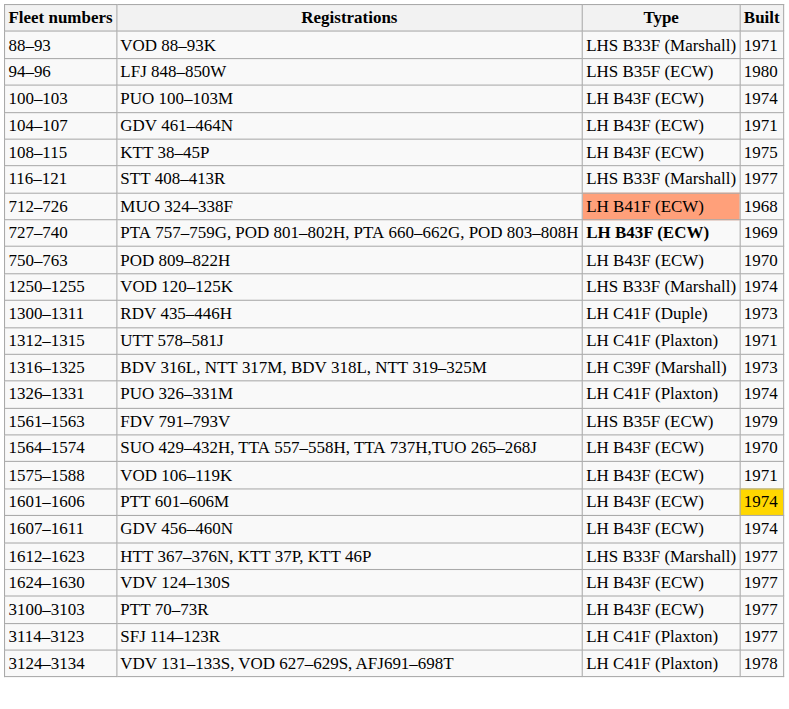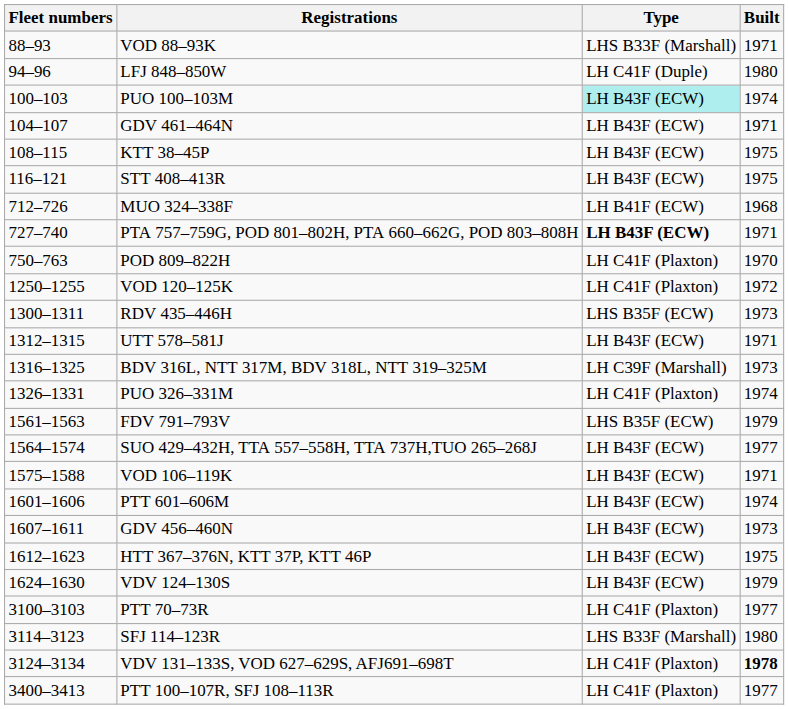(650, 71) LHS B35F (ECW) -> (647, 71) LH C41F (Duple)
(645, 98) no background -> (645, 98) paleturquoise background
(661, 179) LHS B33F (Marshall) -> (645, 179) LH B43F (ECW)
(761, 179) 1977 -> (761, 179) 1975
(645, 206) lightsalmon background -> (645, 206) no background
(761, 233) 1969 -> (761, 233) 1971
(645, 260) LH B43F (ECW) -> (652, 260) LH C41F (Plaxton)
(661, 286) LHS B33F (Marshall) -> (652, 286) LH C41F (Plaxton)
(761, 286) 1974 -> (761, 286) 1972
(647, 313) LH C41F (Duple) -> (650, 313) LHS B35F (ECW)
(652, 340) LH C41F (Plaxton) -> (645, 340) LH B43F (ECW)
(761, 448) 1970 -> (761, 448) 1977
(761, 502) gold background -> (761, 502) no background
(761, 529) 1974 -> (761, 529) 1973
(661, 555) LHS B33F (Marshall) -> (645, 555) LH B43F (ECW)
(761, 555) 1977 -> (761, 555) 1975
(761, 582) 1977 -> (761, 582) 1979
(645, 609) LH B43F (ECW) -> (652, 609) LH C41F (Plaxton)
(652, 636) LH C41F (Plaxton) -> (661, 636) LHS B33F (Marshall)
(761, 636) 1977 -> (761, 636) 1980
(761, 663) normal -> (761, 663) bold
+ row: (227, 690)
